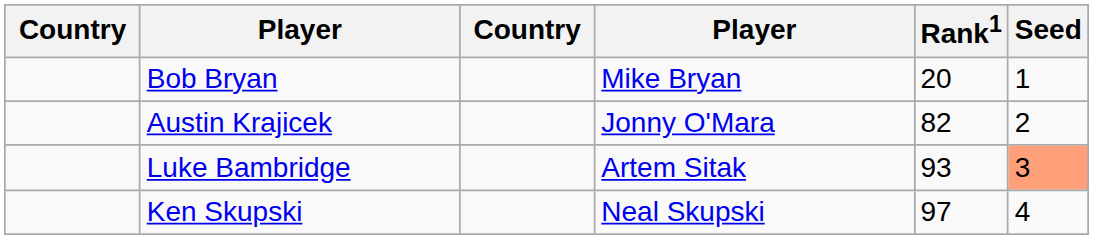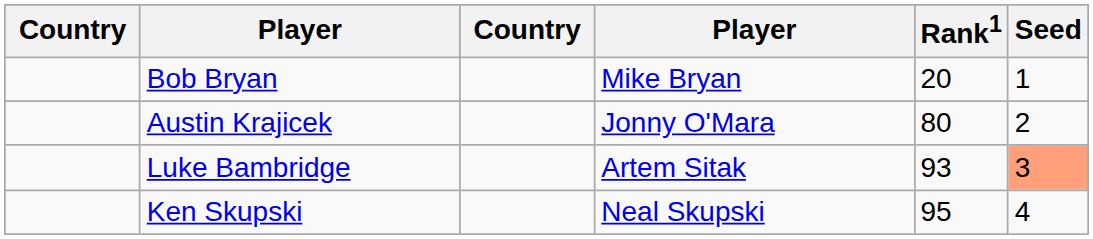(936, 123) 82 -> (936, 123) 80
(936, 211) 97 -> (936, 211) 95
